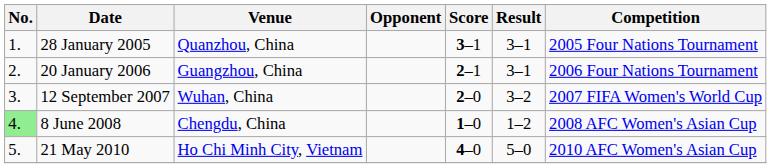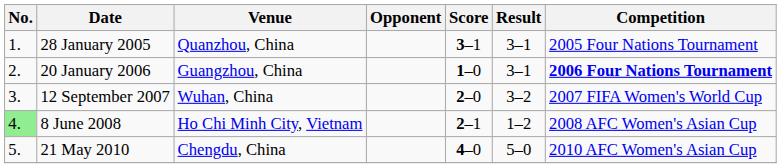(469, 70) 2–1 -> (469, 70) 1–0
(653, 70) normal -> (661, 70) bold
(232, 123) Chengdu, China -> (270, 123) Ho Chi Minh City, Vietnam
(469, 123) 1–0 -> (469, 123) 2–1
(270, 149) Ho Chi Minh City, Vietnam -> (232, 149) Chengdu, China
